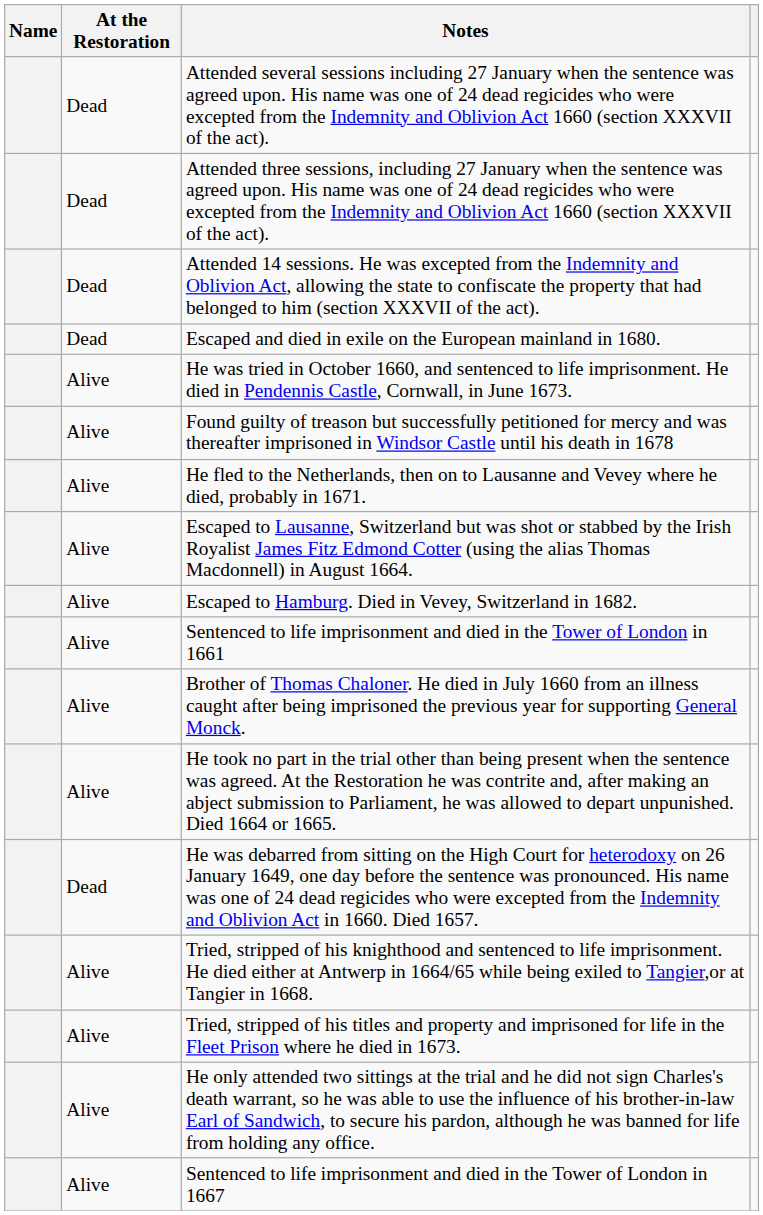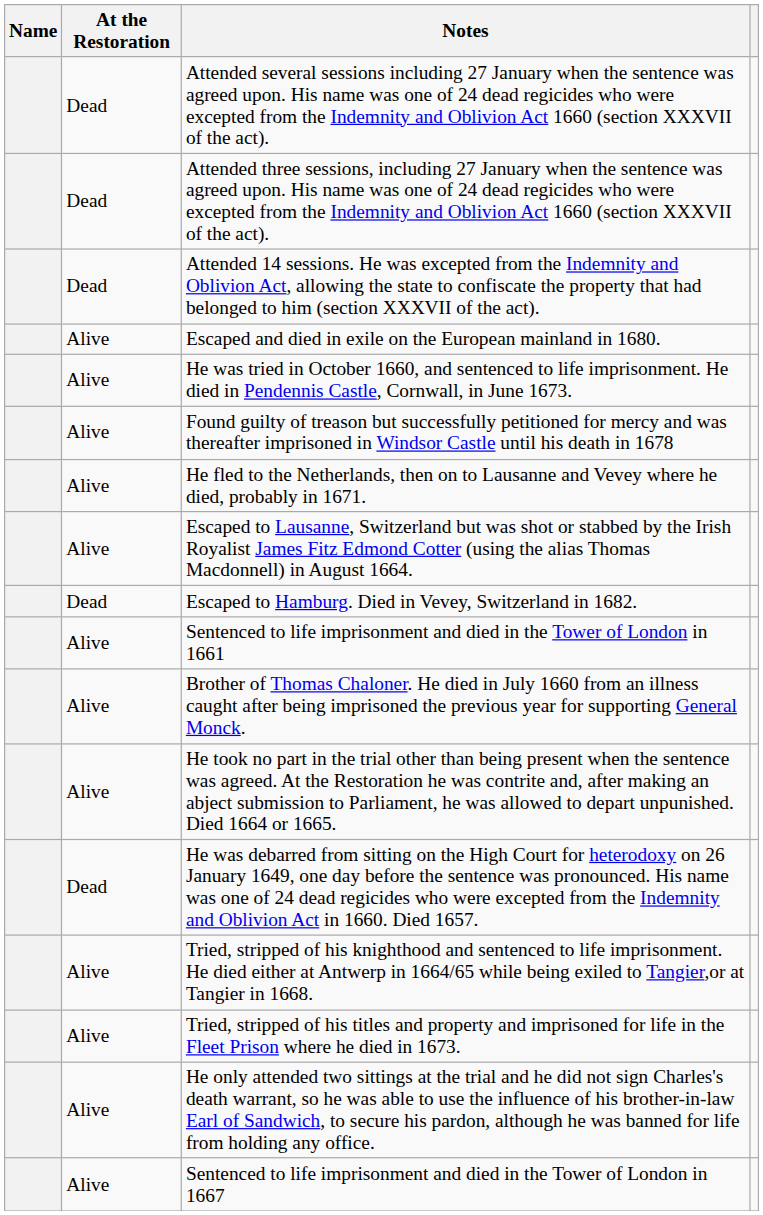(87, 338) Dead -> (88, 338) Alive
(88, 601) Alive -> (87, 601) Dead
